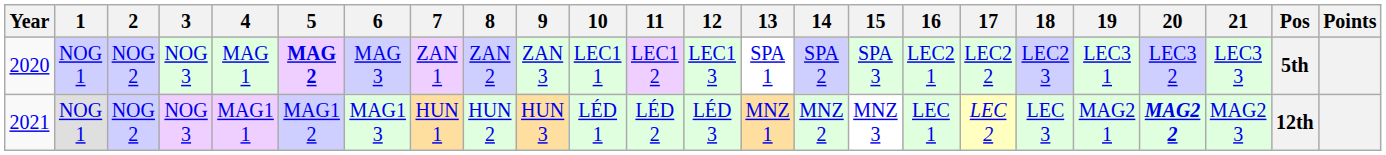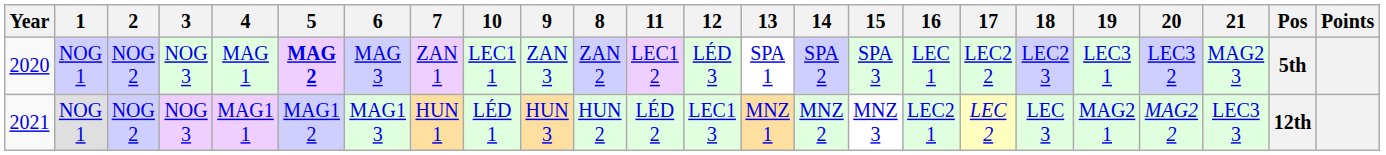columns swapped: (490, 20) <-> (598, 20)
(712, 65) LEC1 3 -> (712, 65) LÉD 3
(931, 65) LEC2 1 -> (931, 65) LEC 1
(1238, 65) LEC3 3 -> (1236, 65) MAG2 3
(712, 121) LÉD 3 -> (712, 121) LEC1 3
(931, 121) LEC 1 -> (931, 121) LEC2 1
(1173, 121) bold -> (1171, 121) normal
(1238, 121) MAG2 3 -> (1236, 121) LEC3 3
